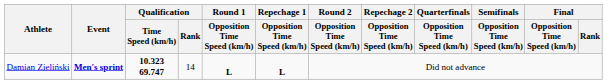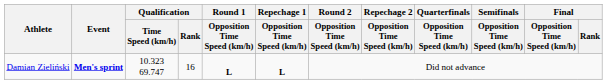(152, 67) bold -> (152, 67) normal
(190, 67) 14 -> (190, 67) 16
